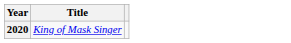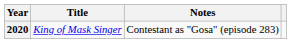+ column: (203, 13)
